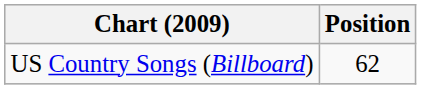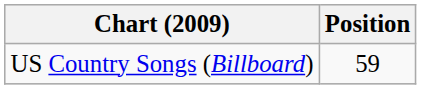(368, 63) 62 -> (368, 63) 59
